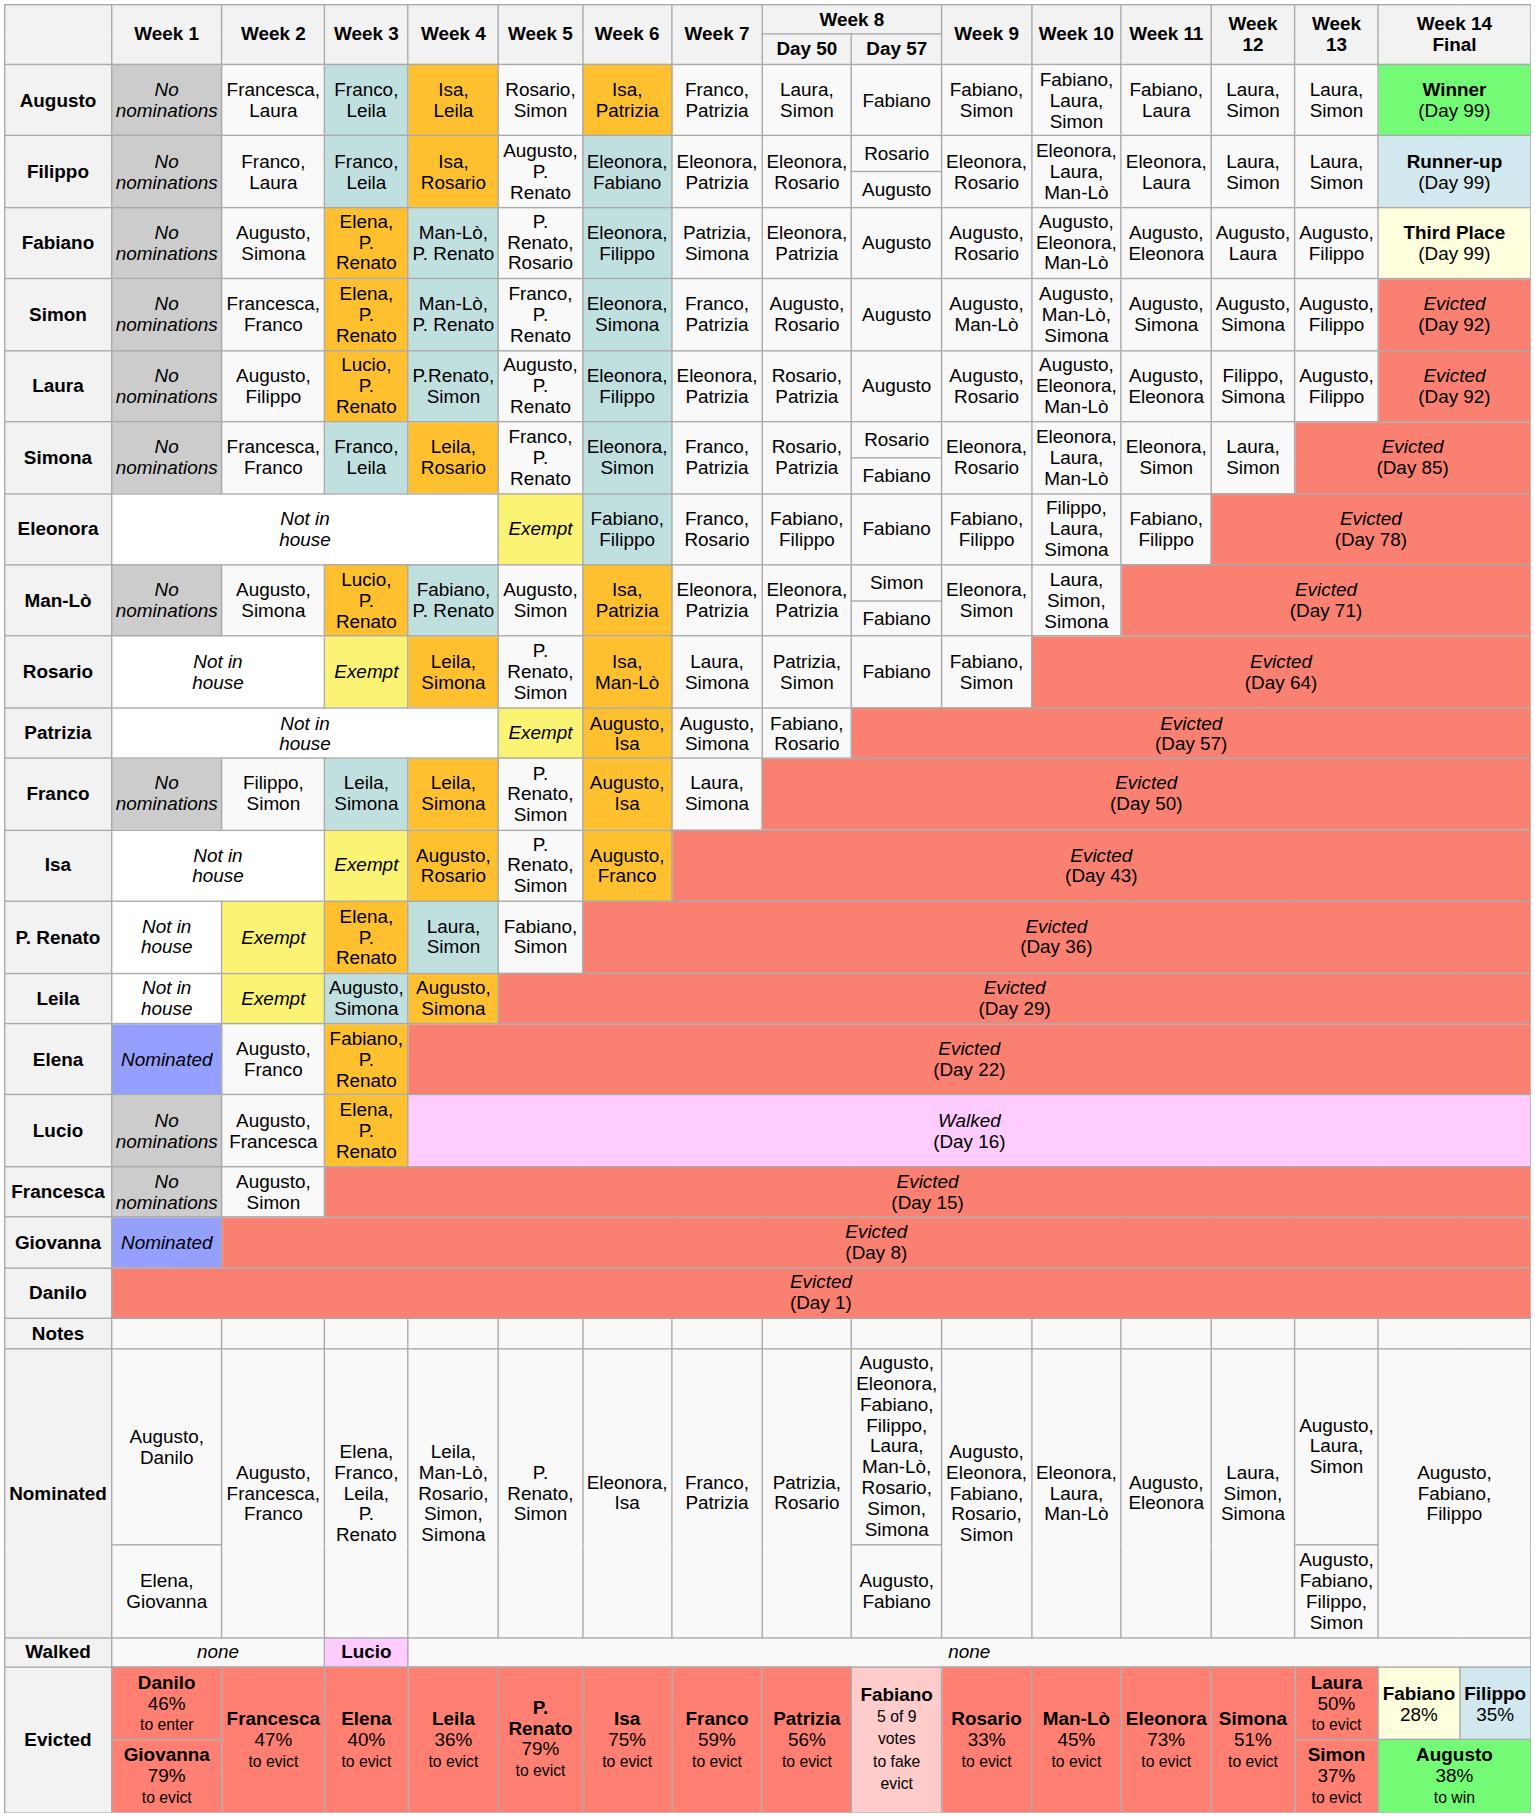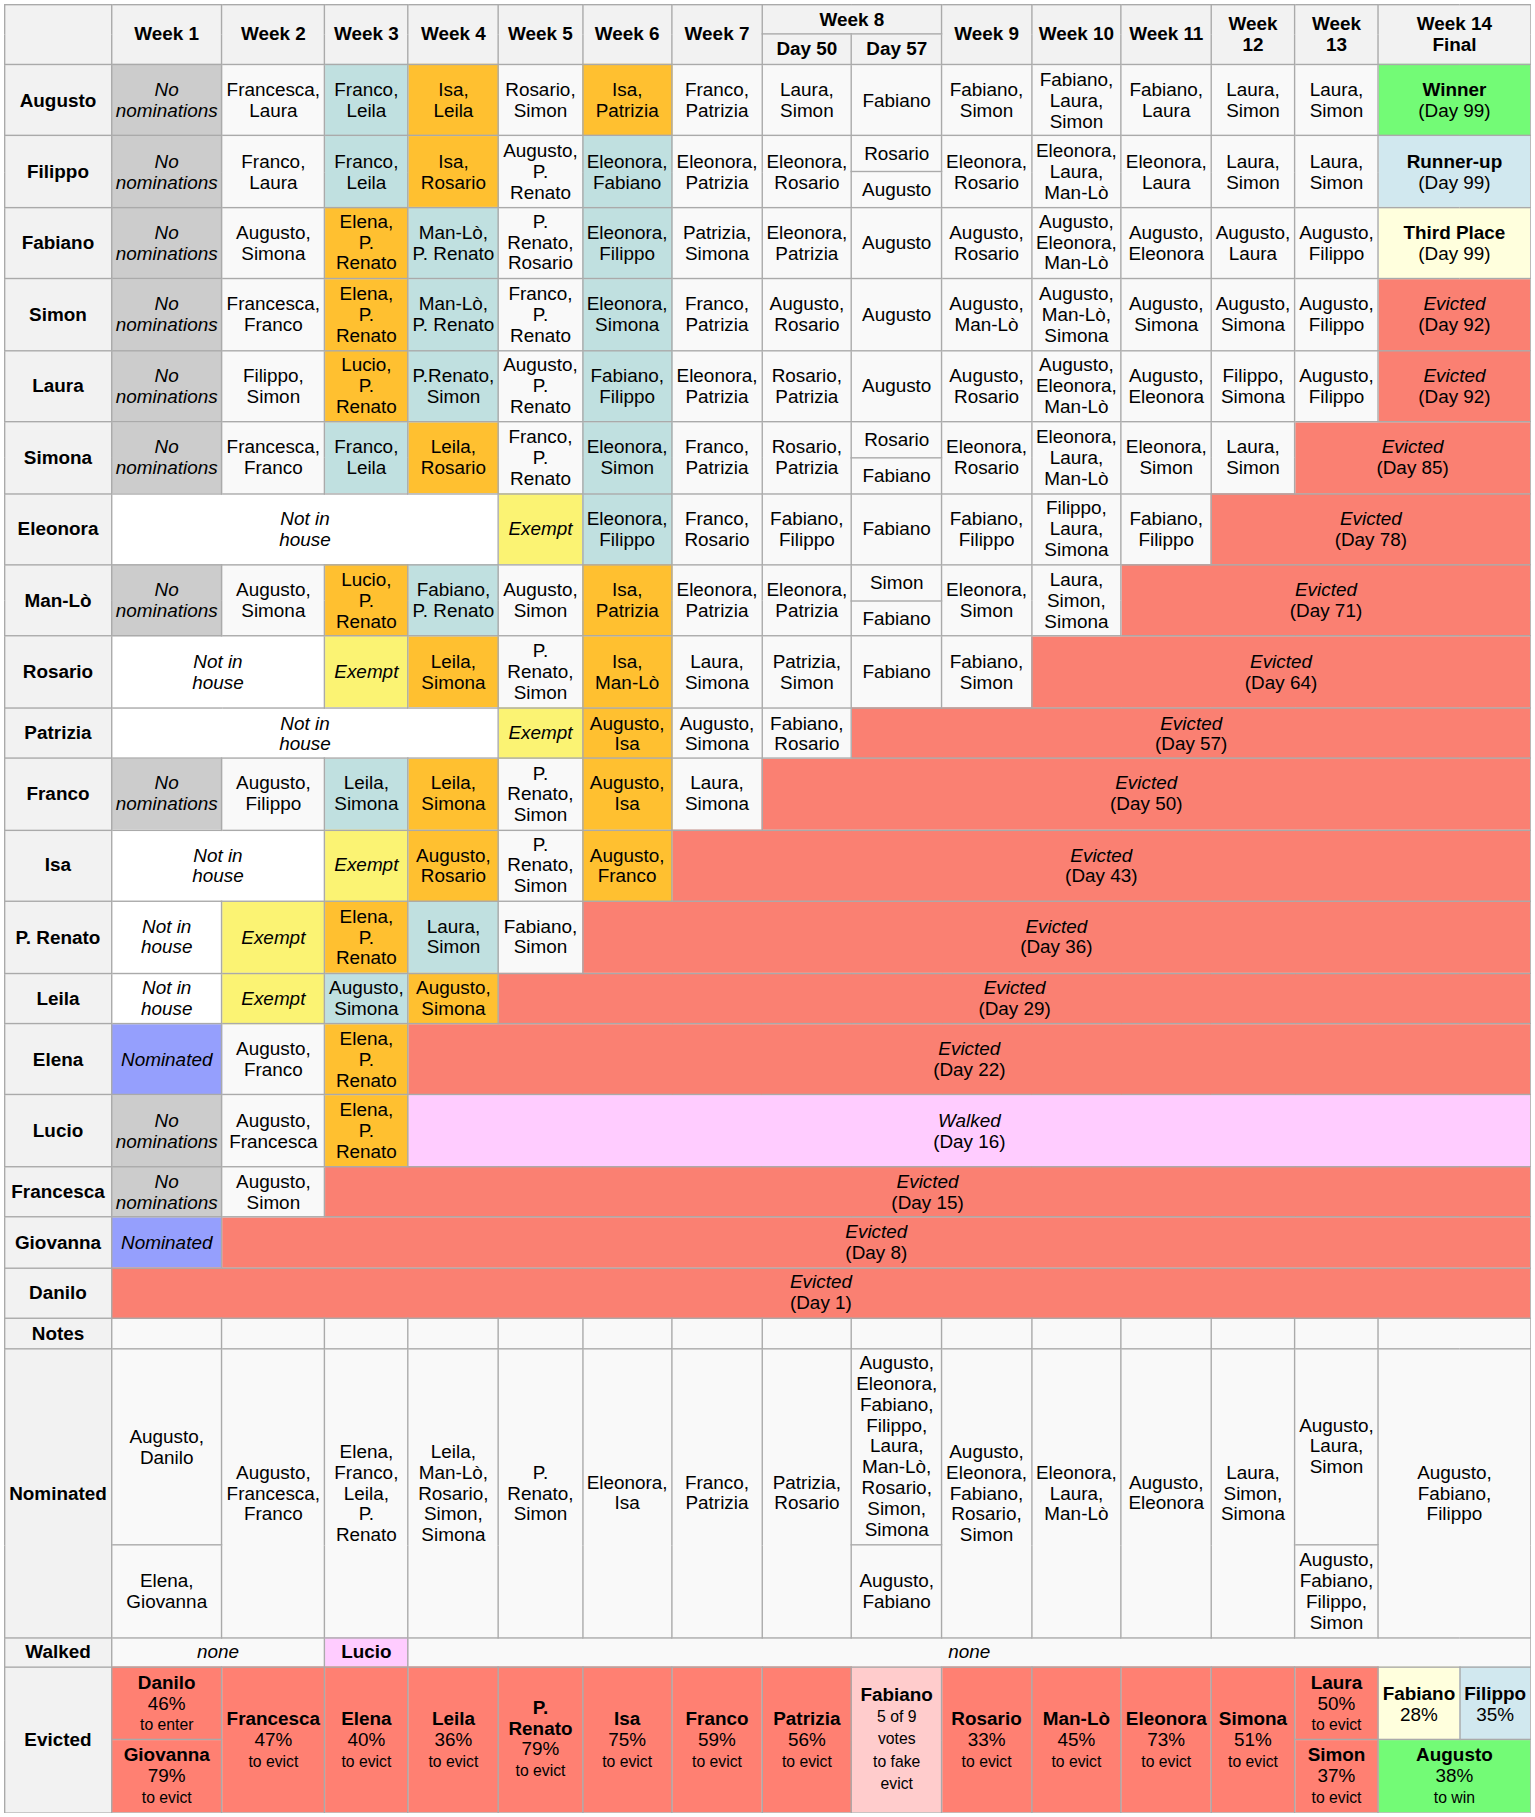(273, 386) Augusto, Filippo -> (273, 386) Filippo, Simon
(627, 386) Eleonora, Filippo -> (627, 386) Fabiano, Filippo
(627, 529) Fabiano, Filippo -> (627, 529) Eleonora, Filippo
(273, 794) Filippo, Simon -> (273, 794) Augusto, Filippo
(366, 1059) Fabiano, P. Renato -> (366, 1059) Elena, P. Renato
